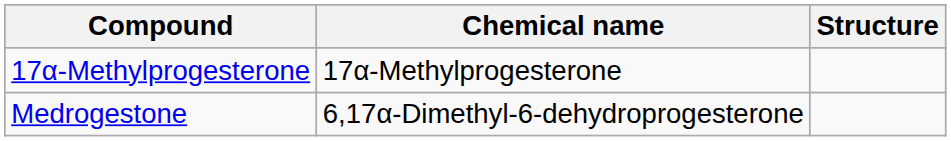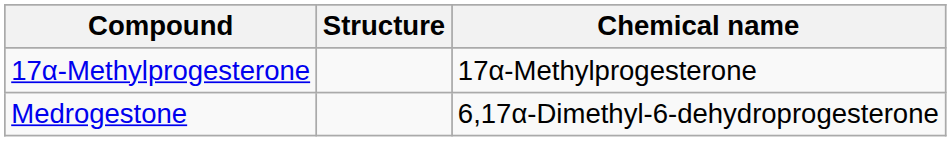columns swapped: (563, 26) <-> (878, 26)
